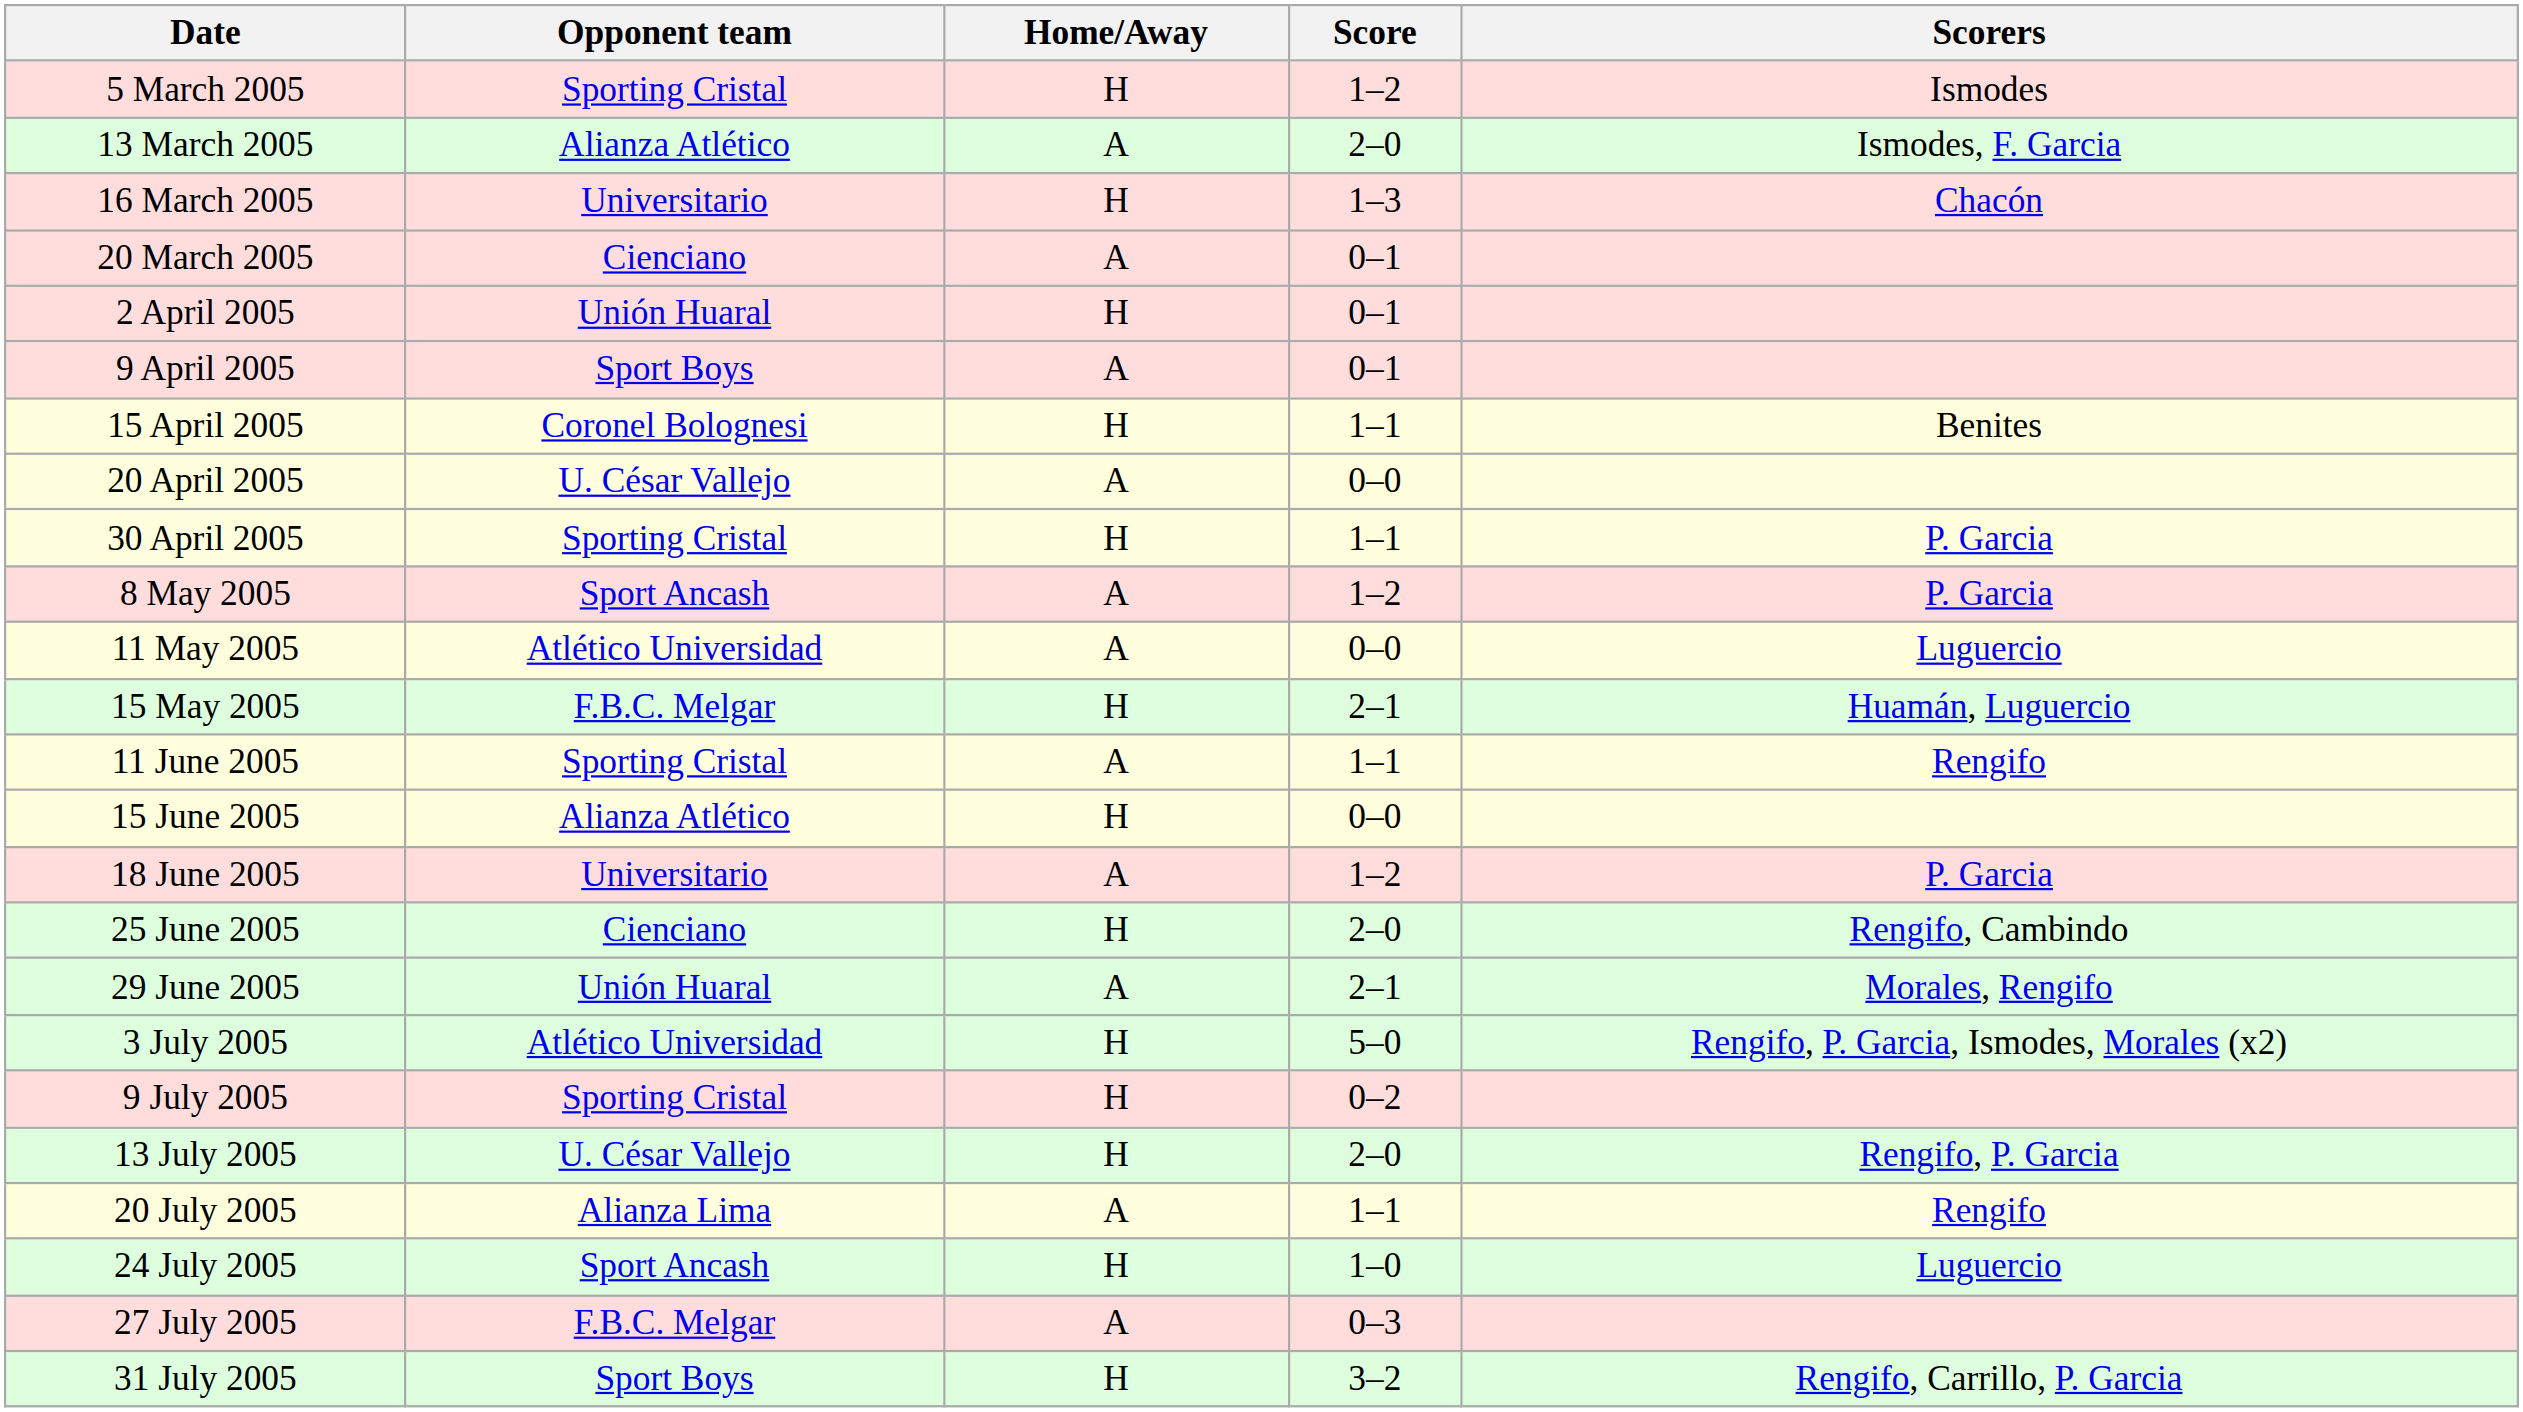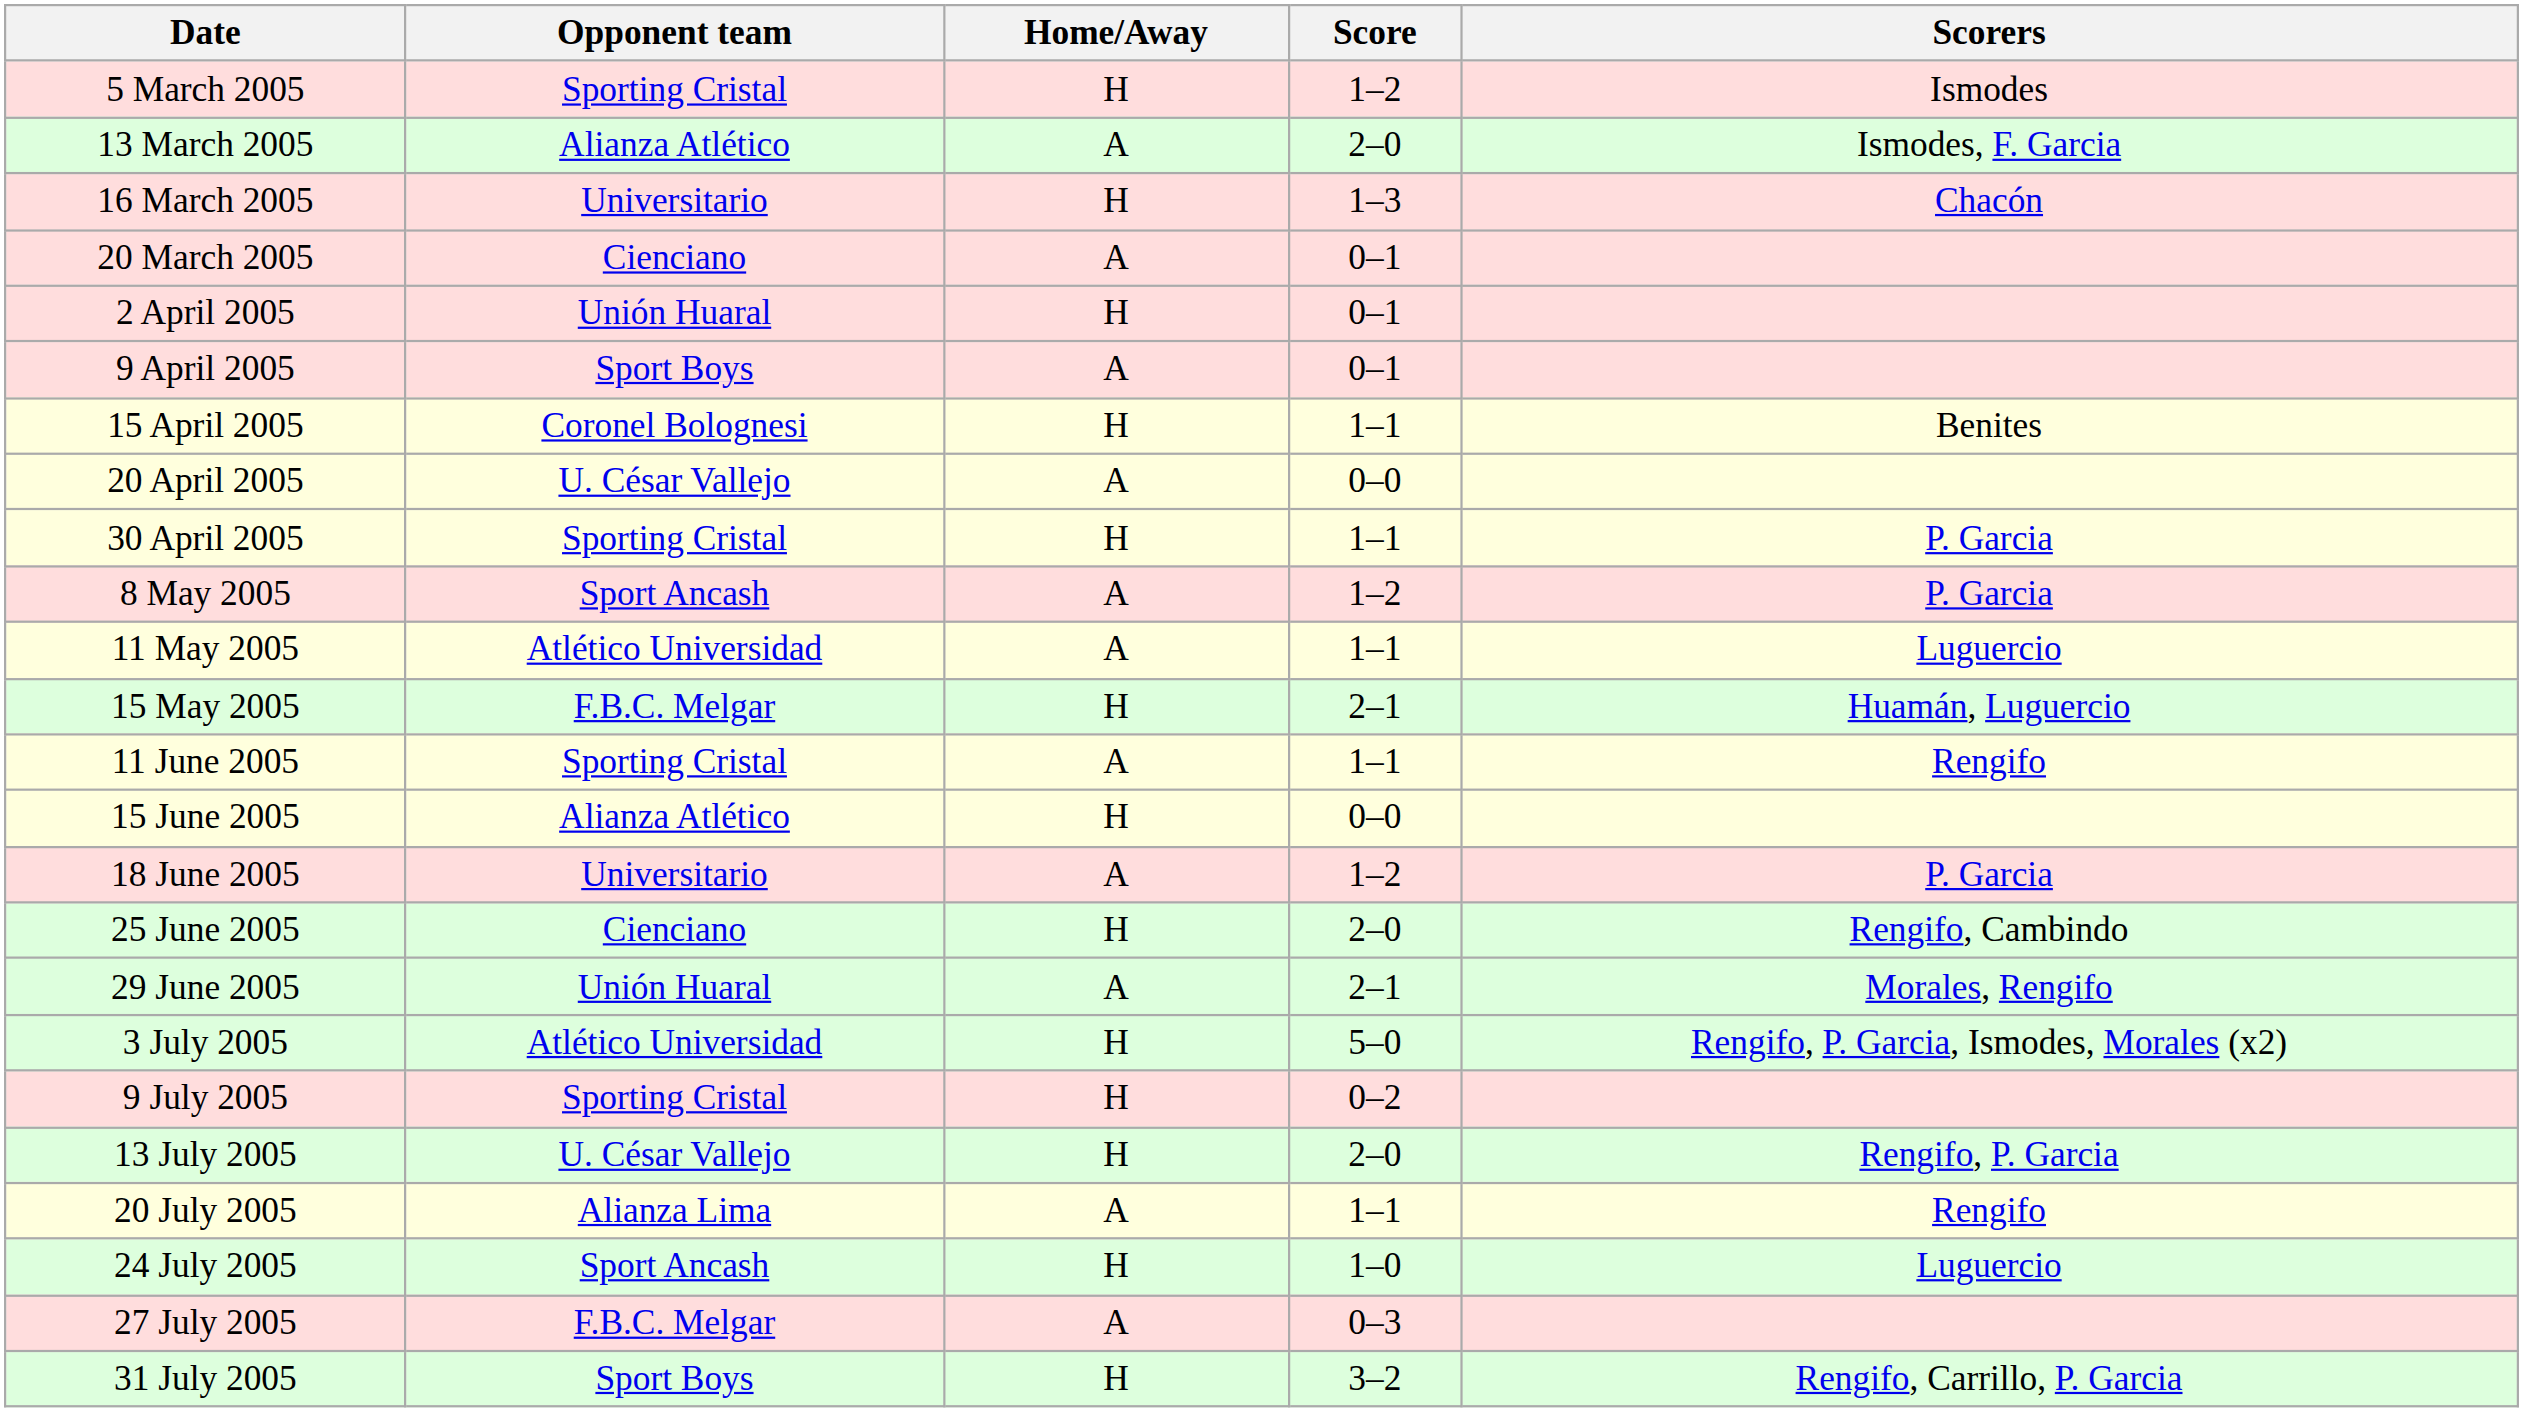(1375, 649) 0–0 -> (1375, 649) 1–1
